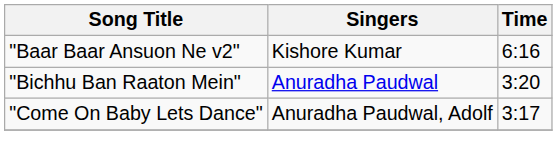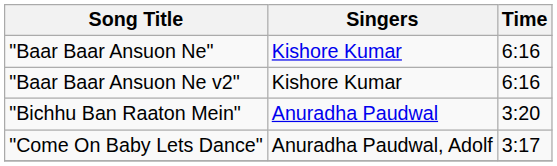+ row: (111, 51)
